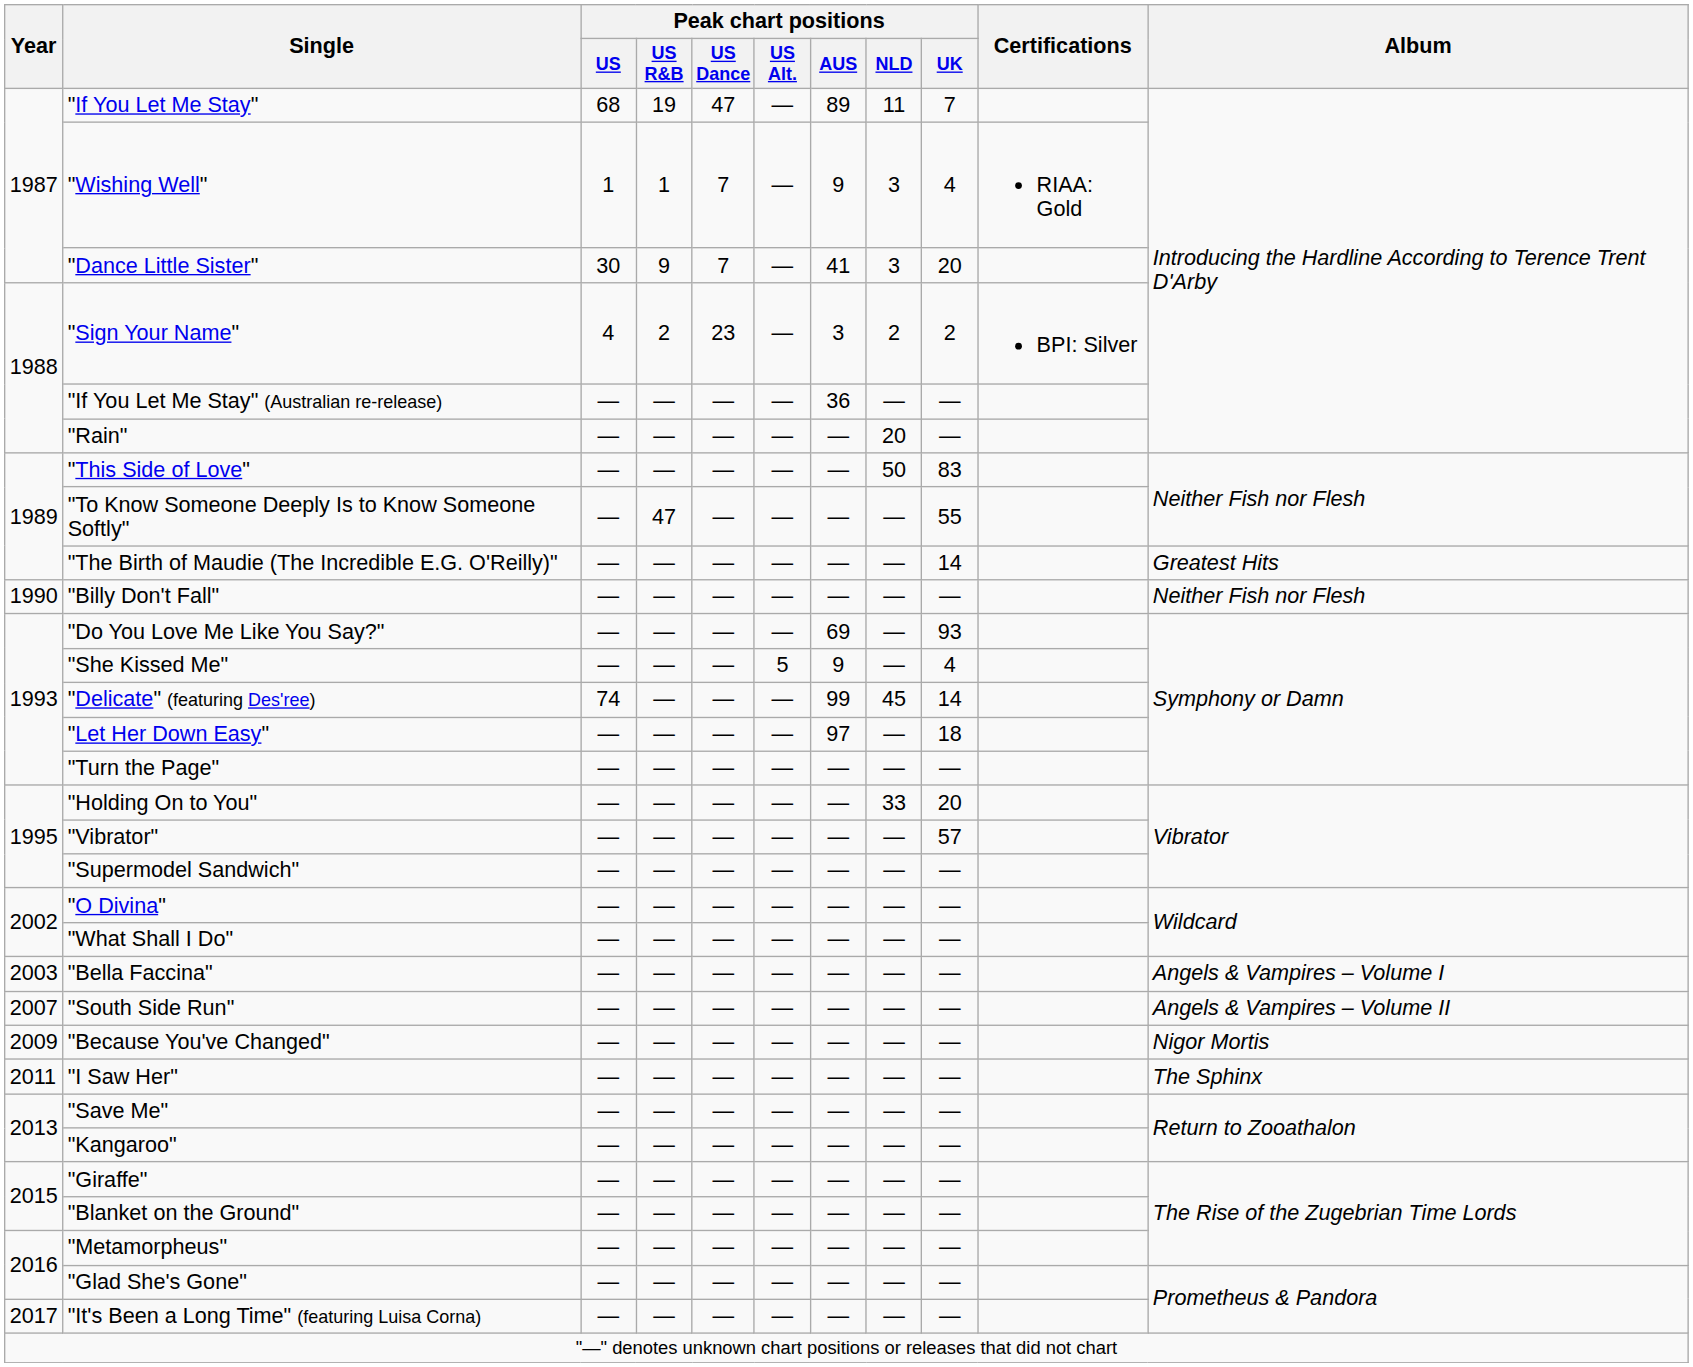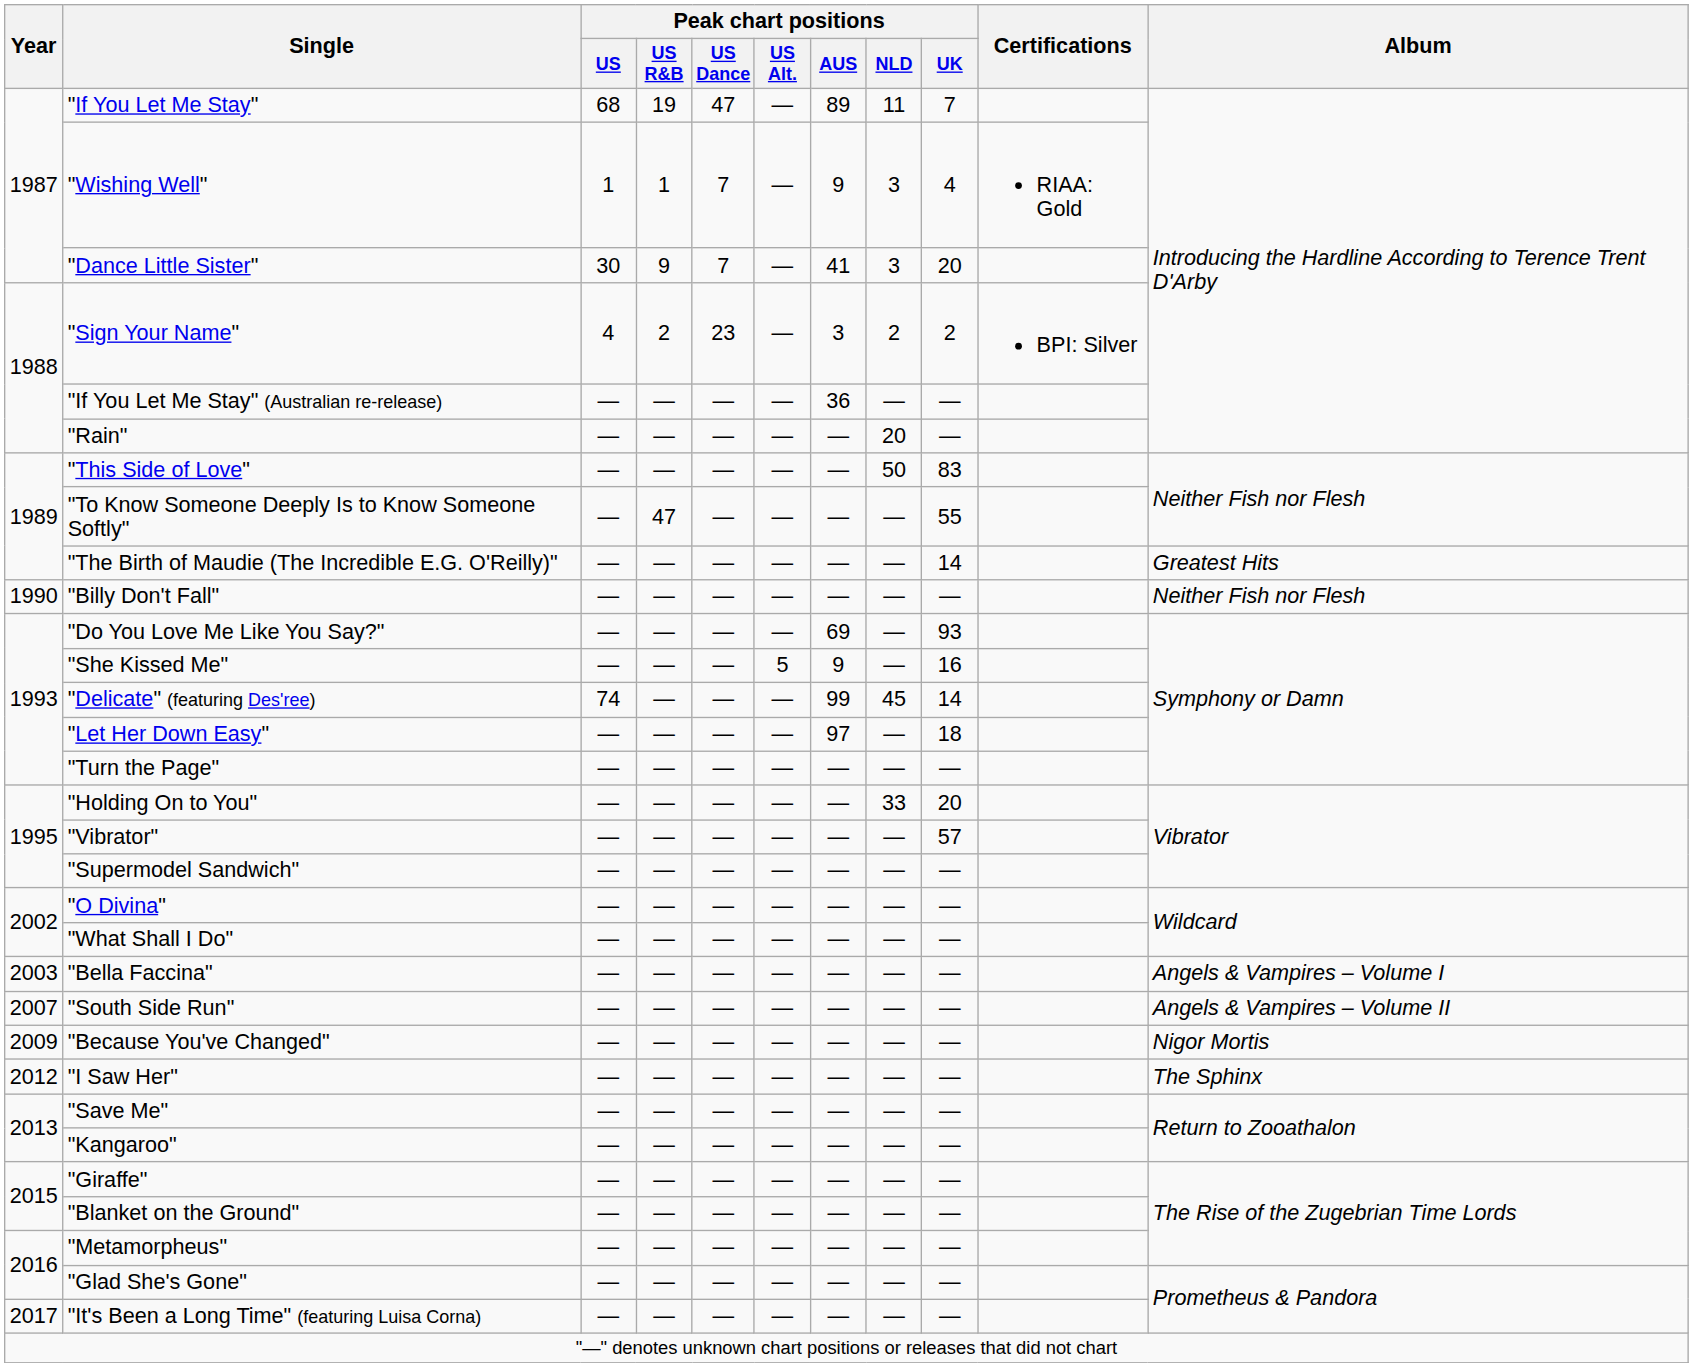(950, 665) 4 -> (950, 665) 16
(33, 1076) 2011 -> (34, 1076) 2012
